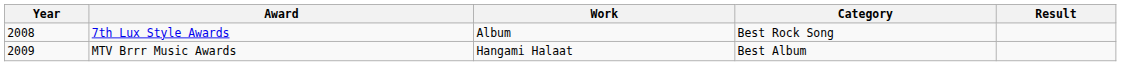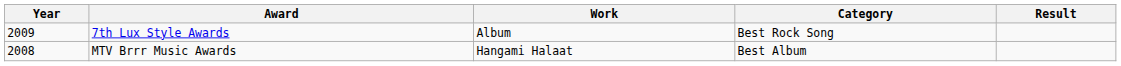(21, 32) 2008 -> (21, 32) 2009
(21, 51) 2009 -> (21, 51) 2008
